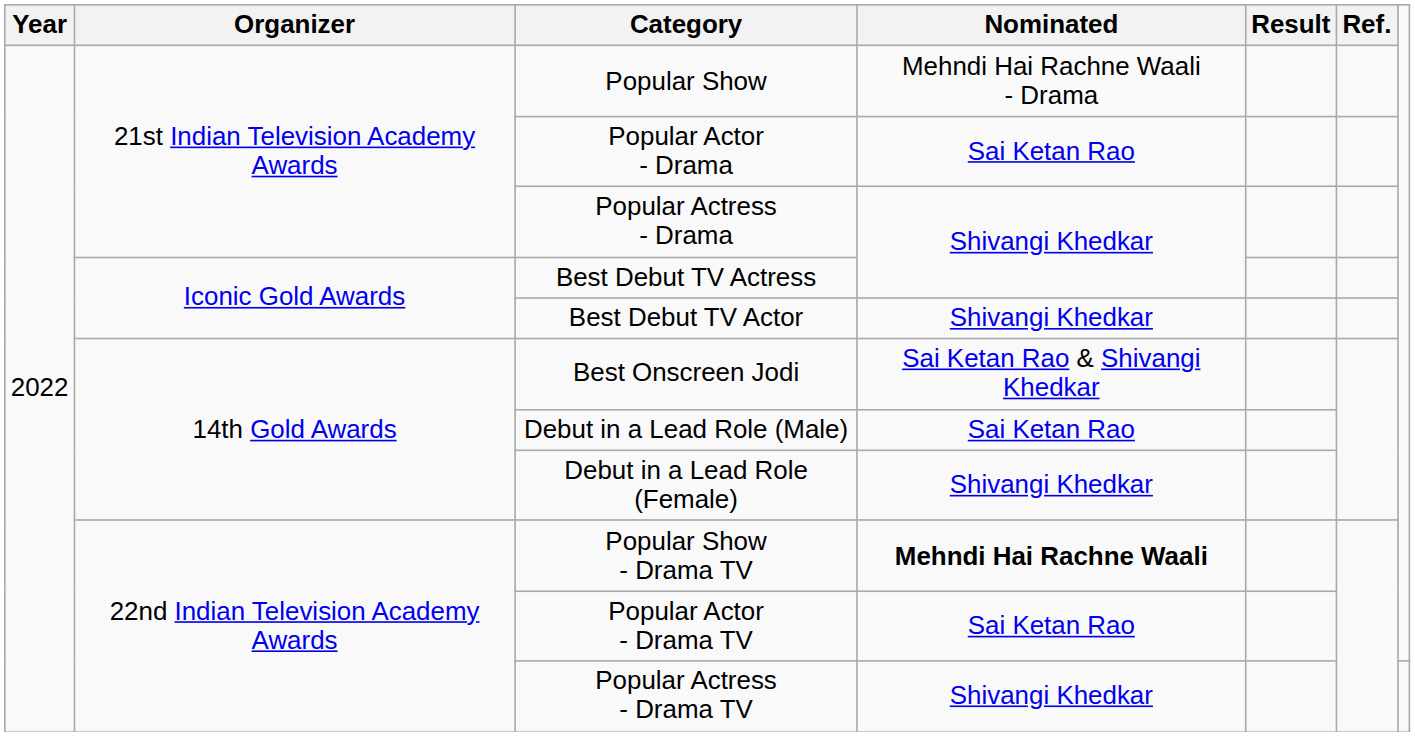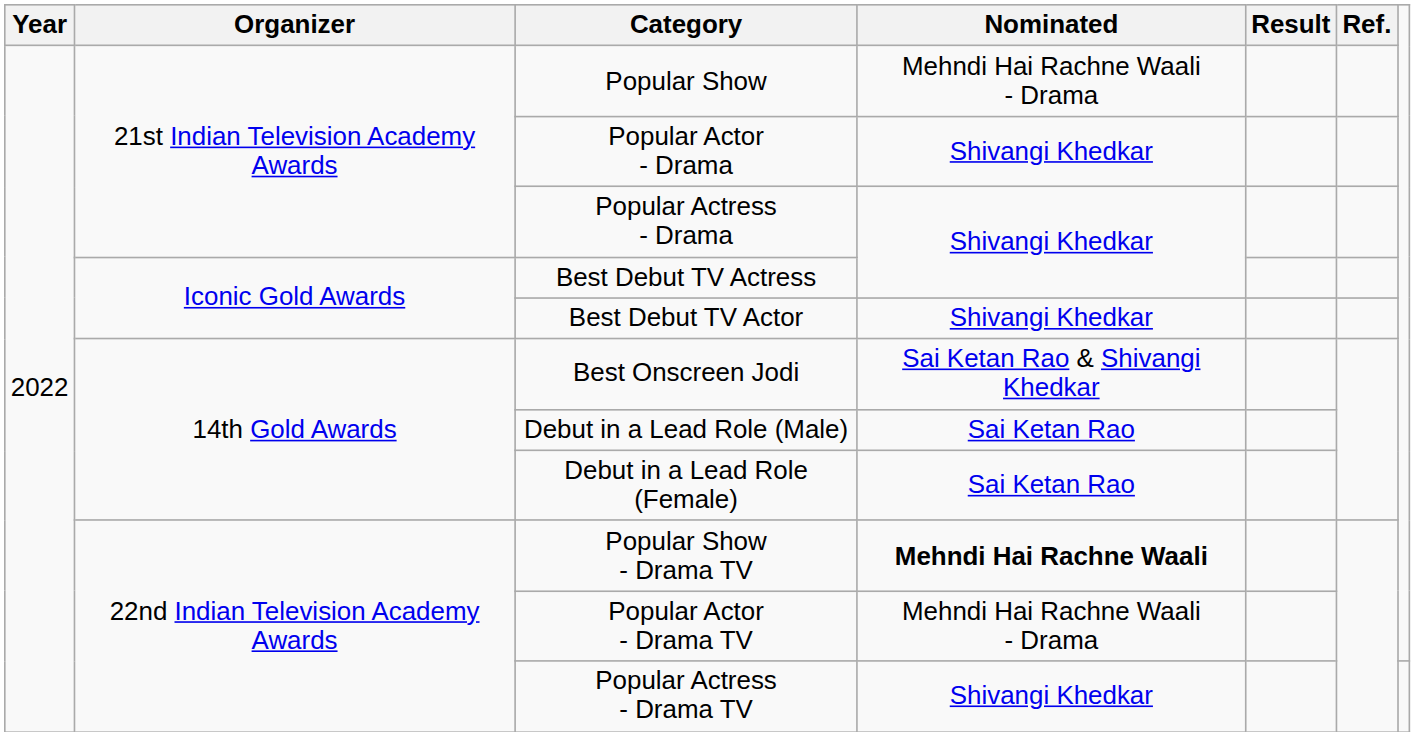(1051, 151) Sai Ketan Rao -> (1051, 151) Shivangi Khedkar
(1051, 485) Shivangi Khedkar -> (1051, 485) Sai Ketan Rao
(1051, 625) Sai Ketan Rao -> (1051, 625) Mehndi Hai Rachne Waali - Drama
